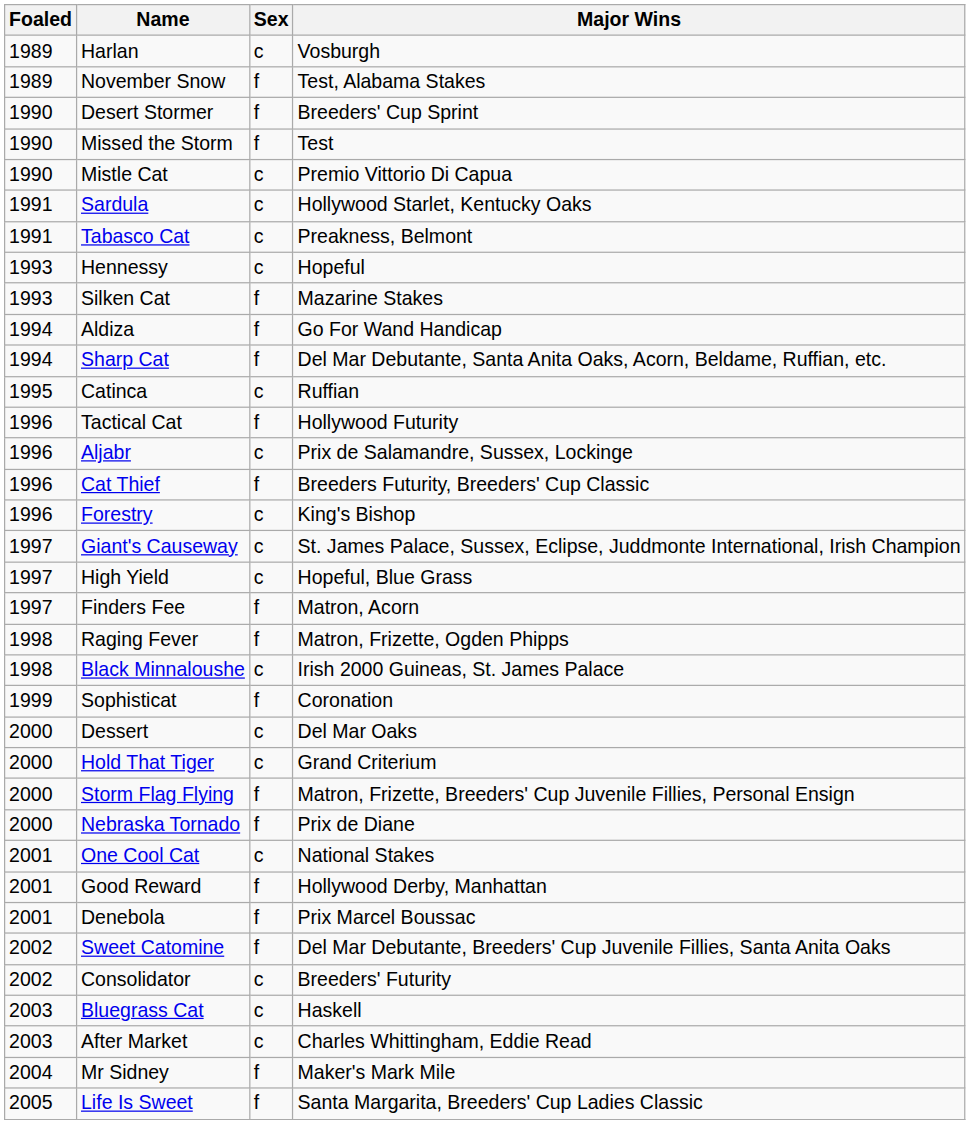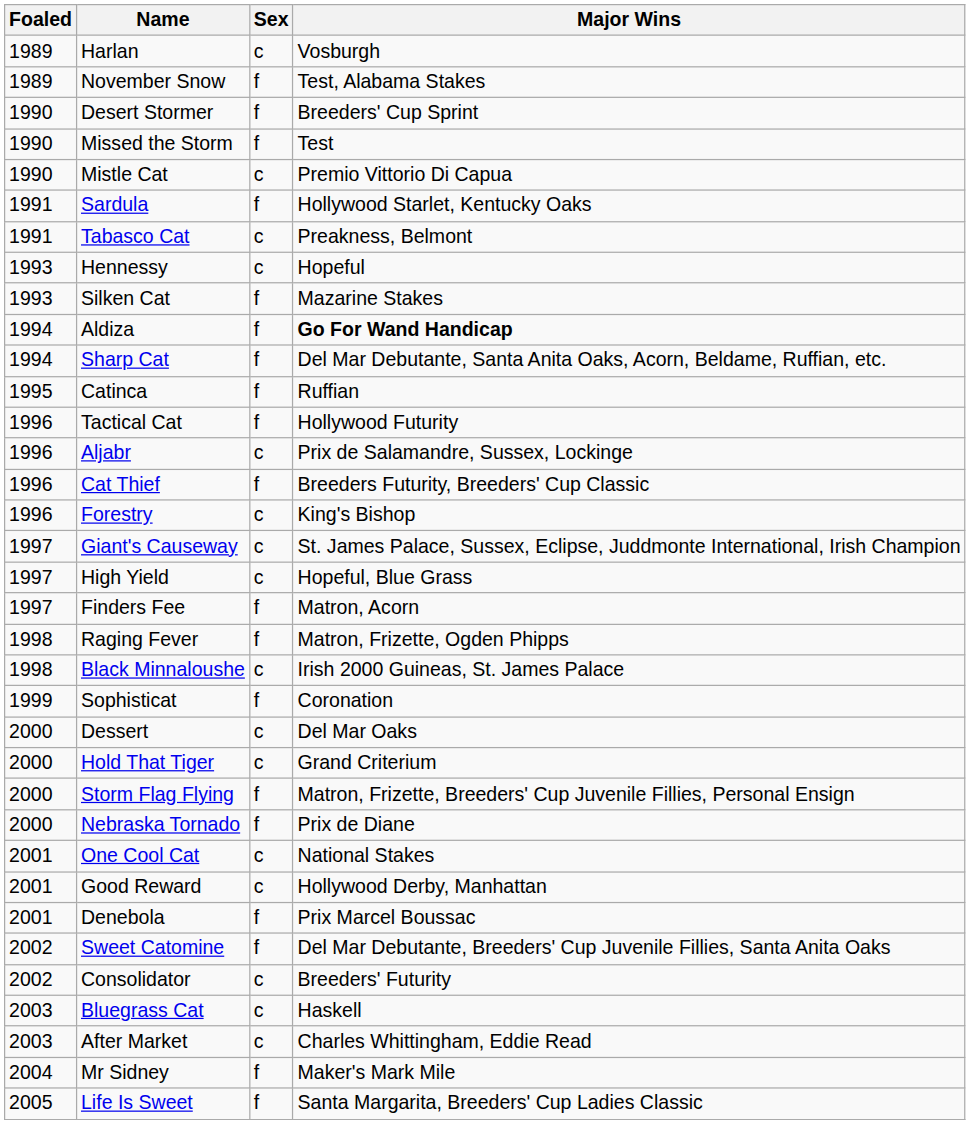(259, 205) c -> (257, 205) f
(400, 329) normal -> (405, 329) bold
(259, 391) c -> (257, 391) f
(257, 886) f -> (259, 886) c
